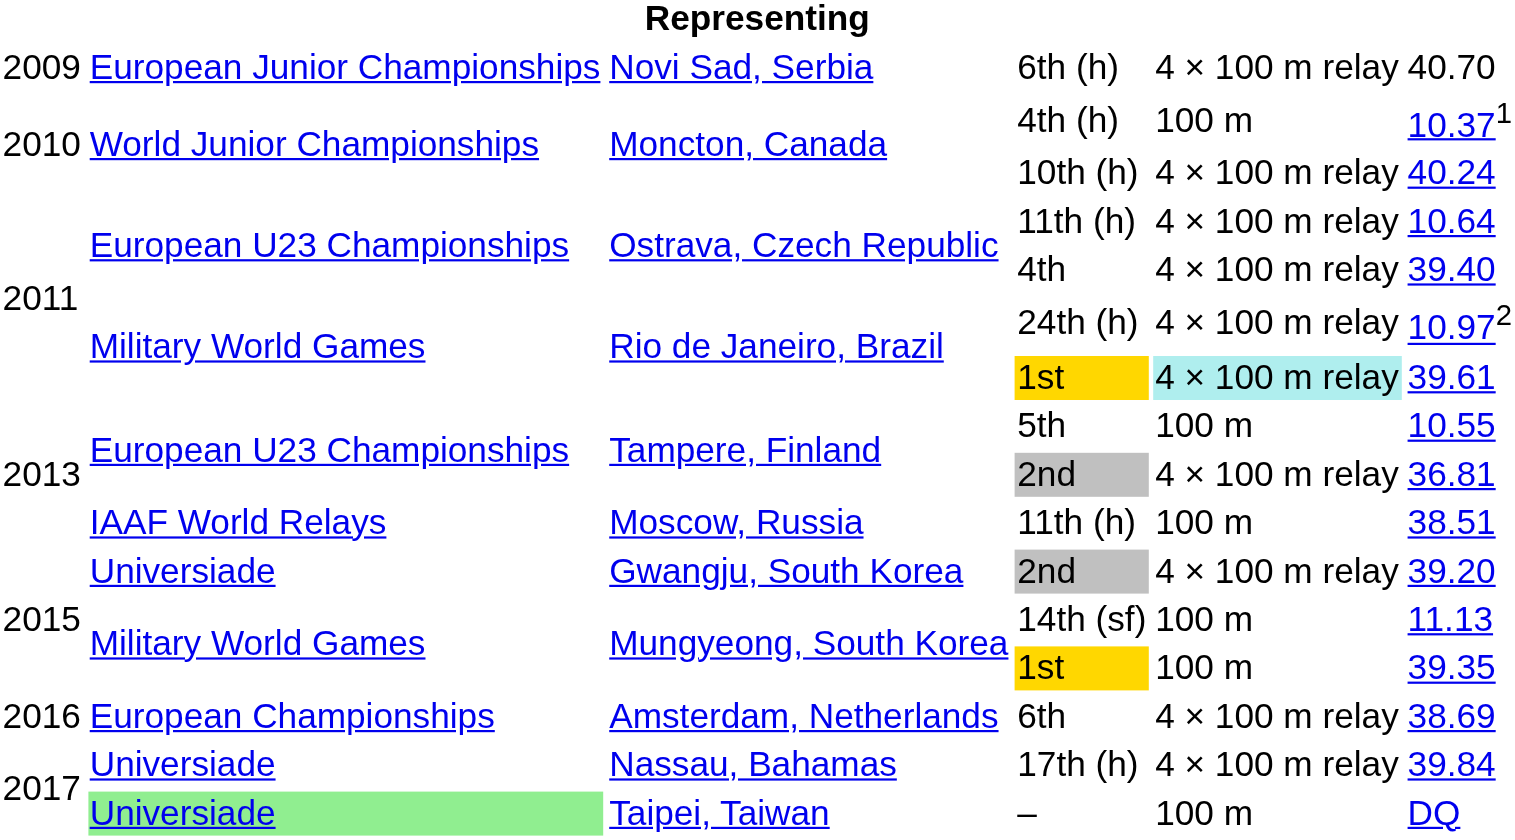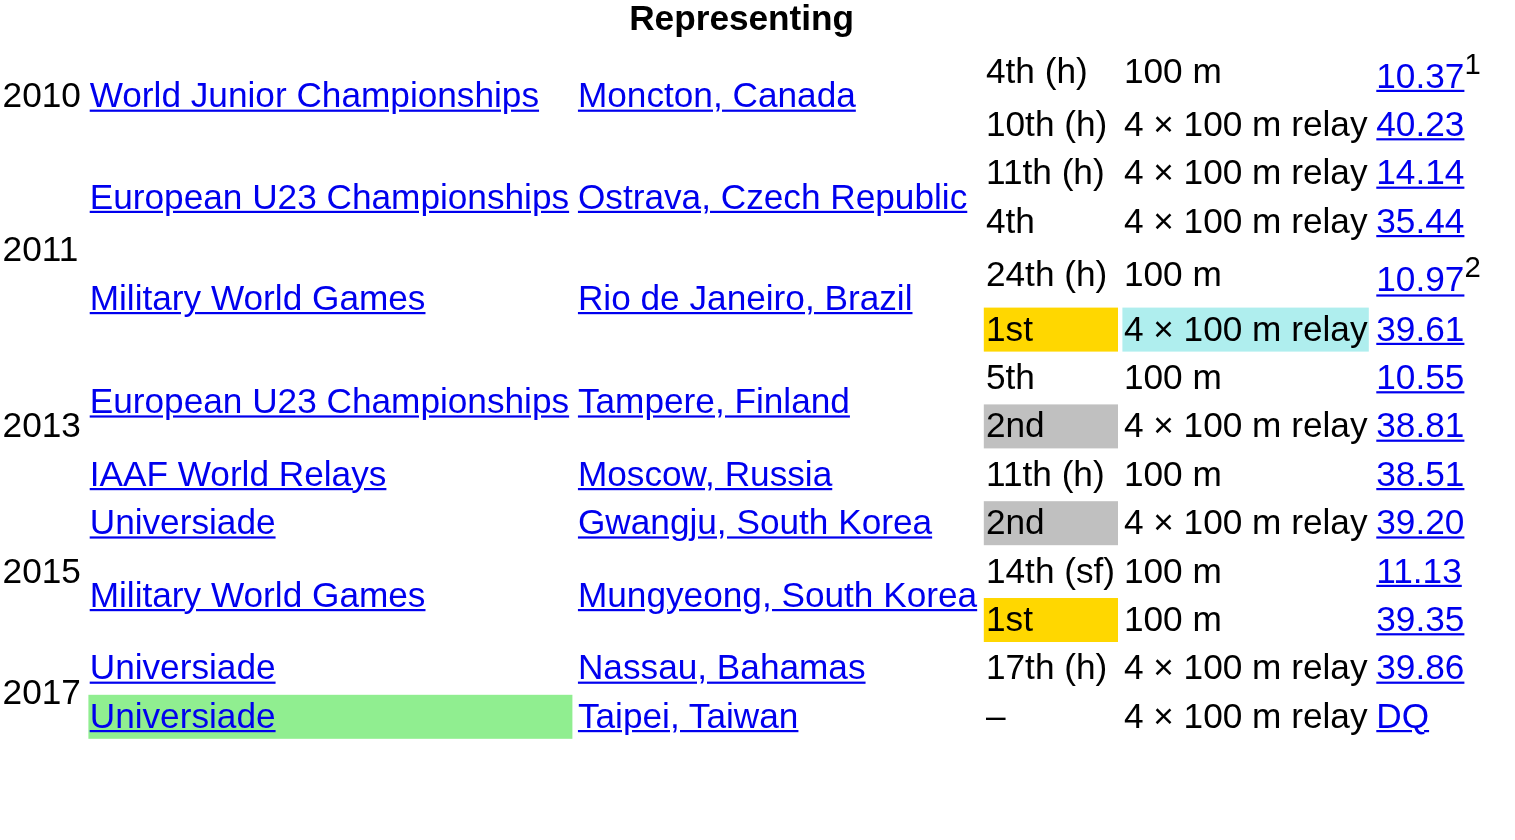- row: (741, 67)
(1452, 173) 40.24 -> (1420, 125) 40.23
(1452, 221) 10.64 -> (1420, 173) 14.14
(1452, 270) 39.40 -> (1420, 221) 35.44
(1277, 323) 4 × 100 m relay -> (1173, 275) 100 m
(1452, 473) 36.81 -> (1420, 425) 38.81
- row: (804, 715)
(1452, 763) 39.84 -> (1420, 667) 39.86
(1204, 812) 100 m -> (1246, 715) 4 × 100 m relay
